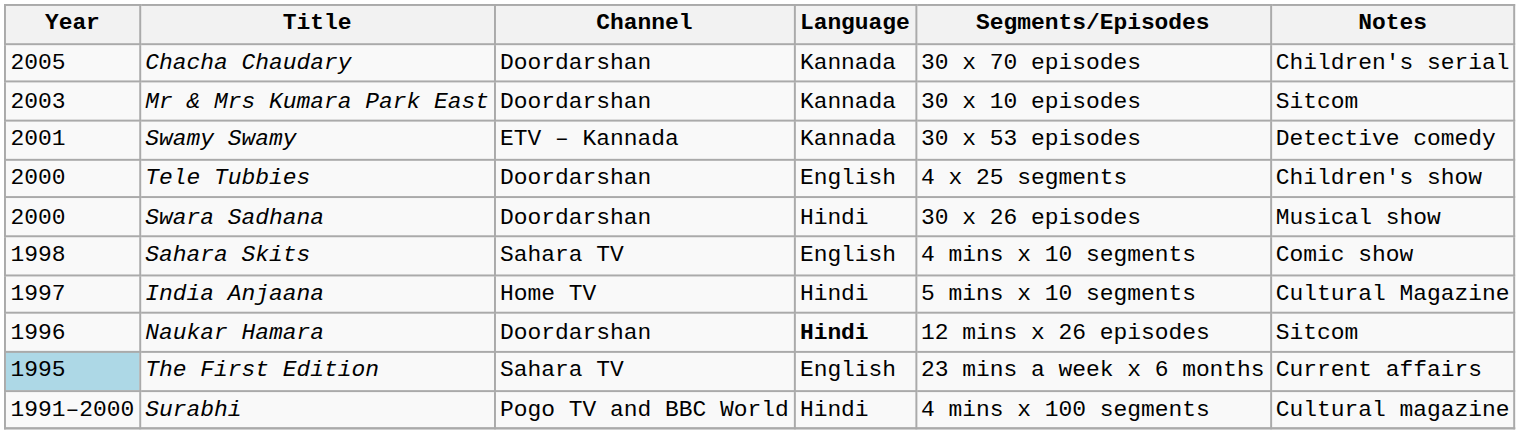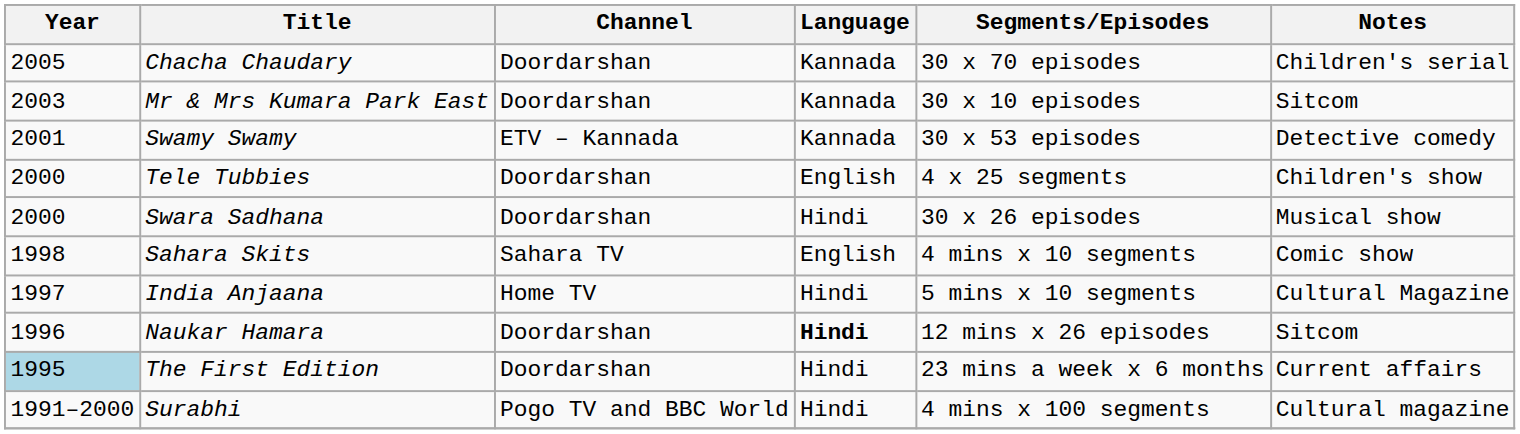(562, 371) Sahara TV -> (576, 371) Doordarshan
(848, 371) English -> (834, 371) Hindi
